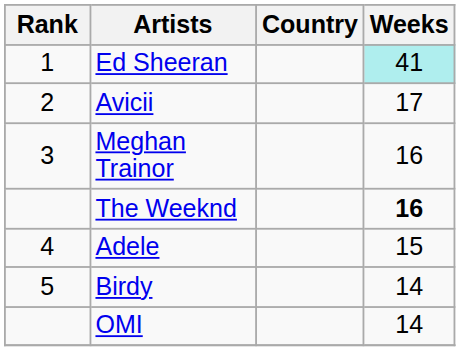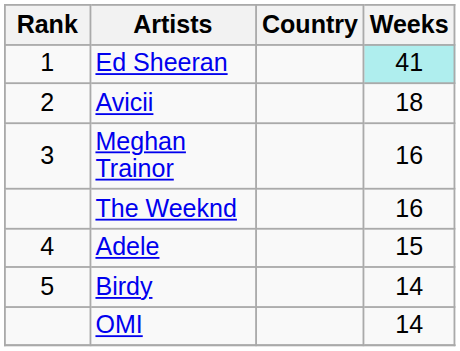(409, 102) 17 -> (409, 102) 18
(409, 208) bold -> (409, 208) normal
